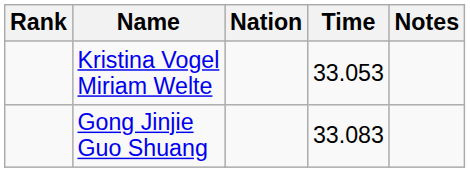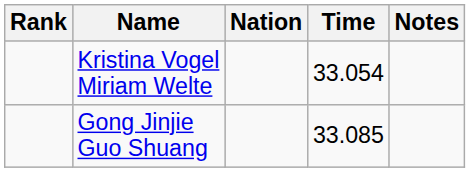(348, 72) 33.053 -> (348, 72) 33.054
(348, 135) 33.083 -> (348, 135) 33.085
